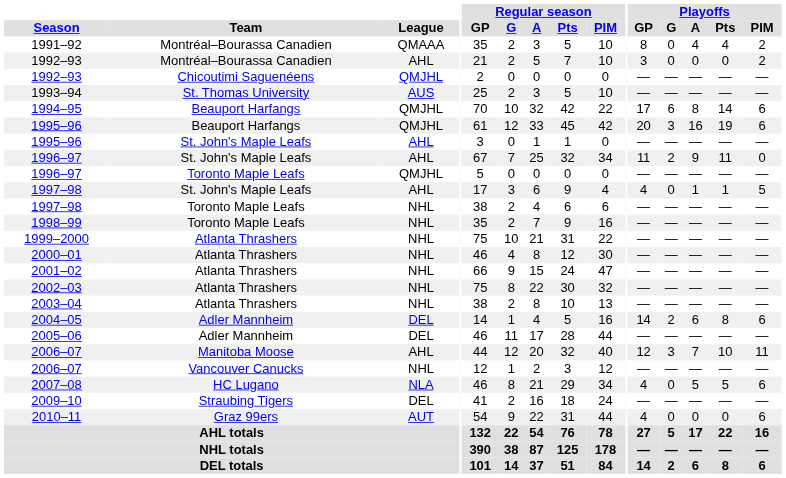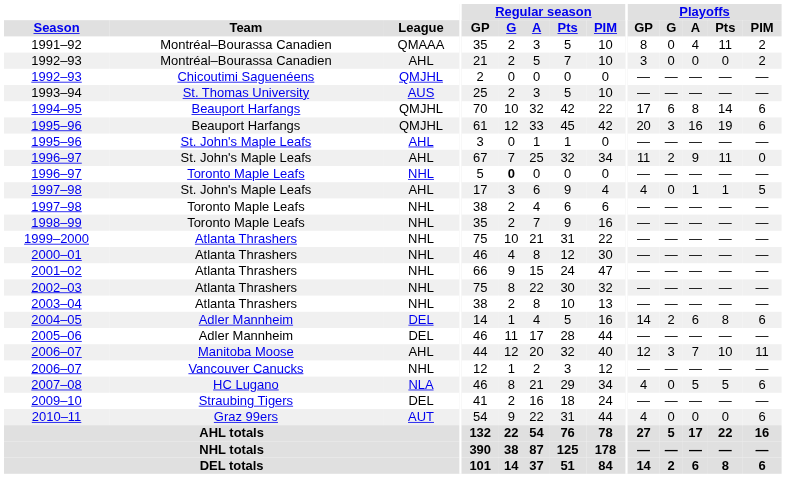(725, 44) 4 -> (725, 44) 11
(421, 174) QMJHL -> (421, 174) NHL
(511, 174) normal -> (511, 174) bold
